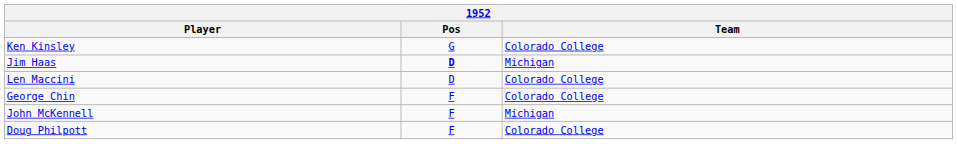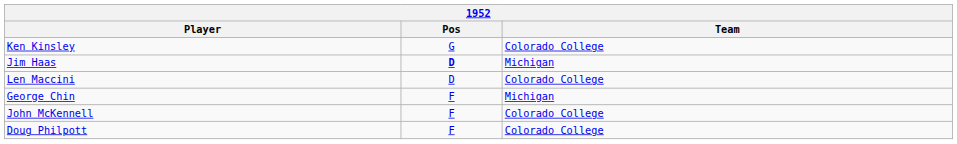(554, 96) Colorado College -> (529, 96) Michigan
(529, 113) Michigan -> (554, 113) Colorado College
